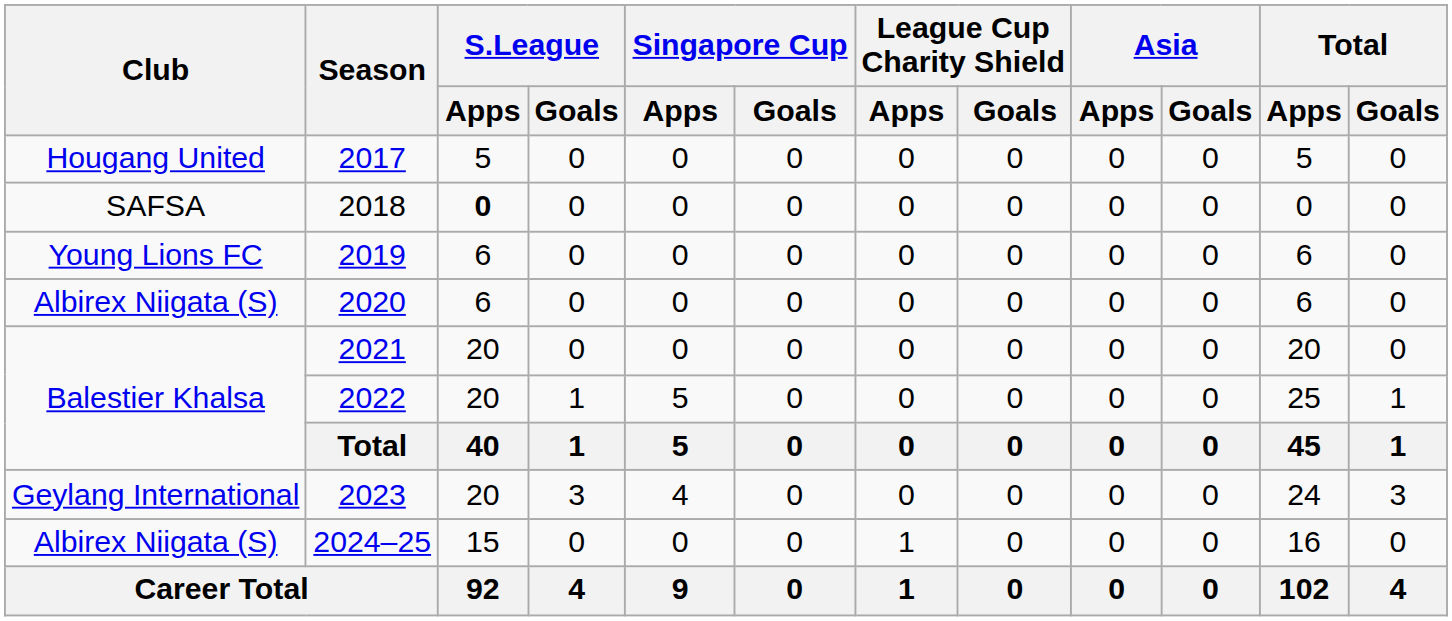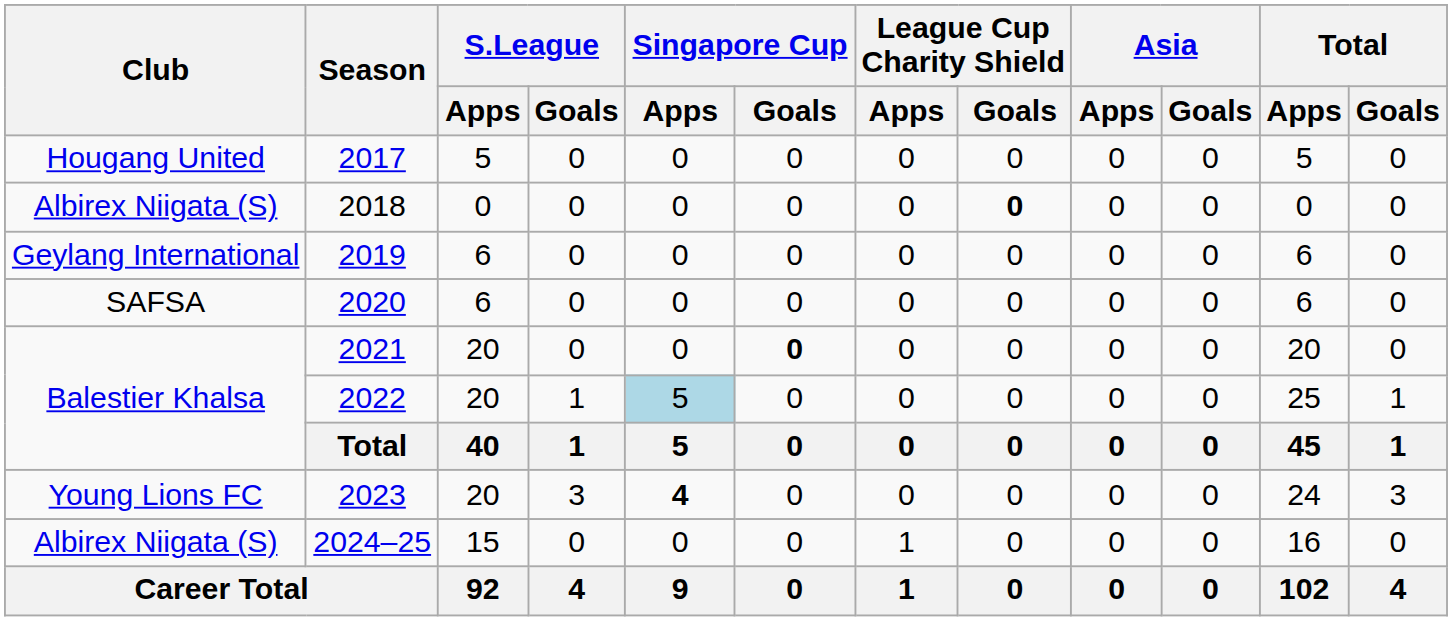(156, 206) SAFSA -> (156, 206) Albirex Niigata (S)
(483, 206) bold -> (483, 206) normal
(1015, 206) normal -> (1015, 206) bold
(156, 254) Young Lions FC -> (156, 254) Geylang International
(156, 302) Albirex Niigata (S) -> (156, 302) SAFSA
(795, 350) normal -> (795, 350) bold
(680, 398) no background -> (680, 398) lightblue background
(156, 494) Geylang International -> (156, 494) Young Lions FC
(680, 494) normal -> (680, 494) bold
